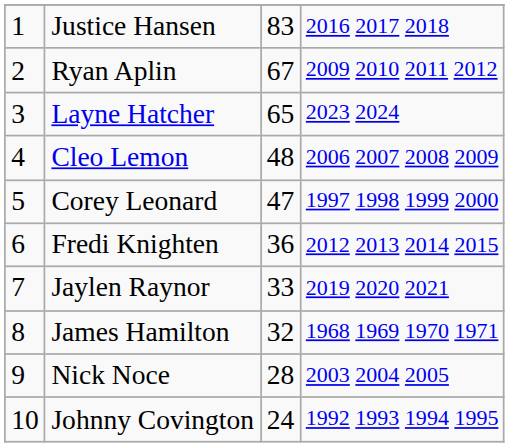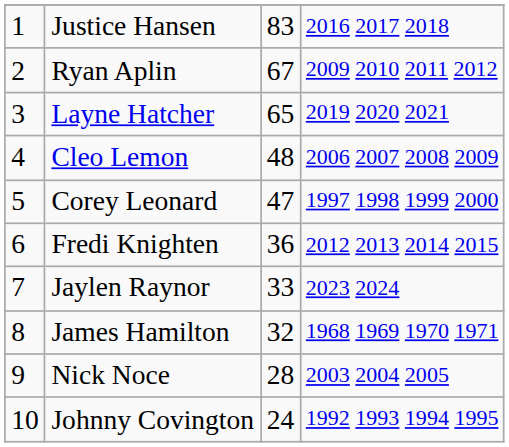(353, 113) 2023 2024 -> (377, 113) 2019 2020 2021
(377, 288) 2019 2020 2021 -> (353, 288) 2023 2024
